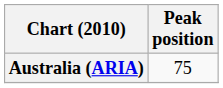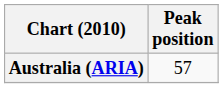(183, 67) 75 -> (183, 67) 57
